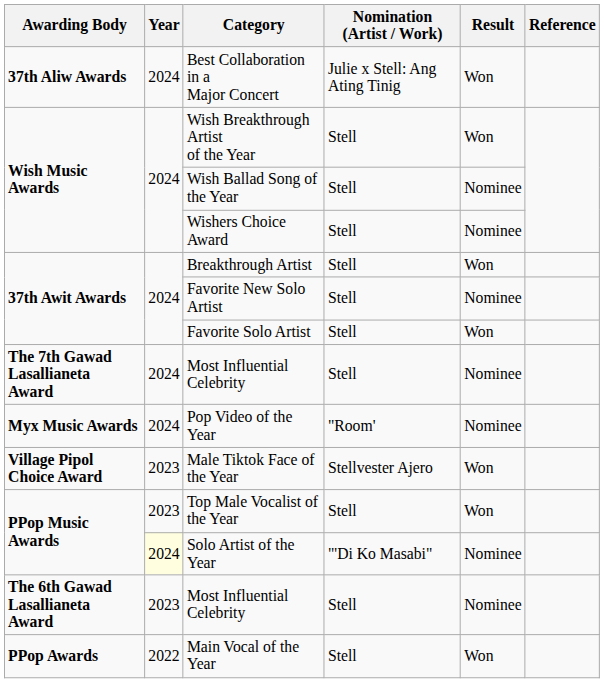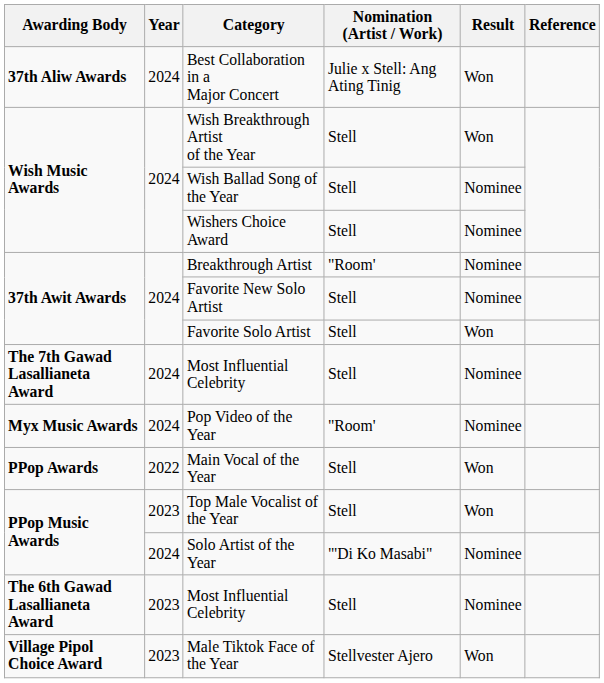(342, 264) Stell -> (352, 264) "Room'
(479, 264) Won -> (493, 264) Nominee
rows swapped: (53, 656) <-> (55, 468)
(164, 553) lightyellow background -> (164, 553) no background
